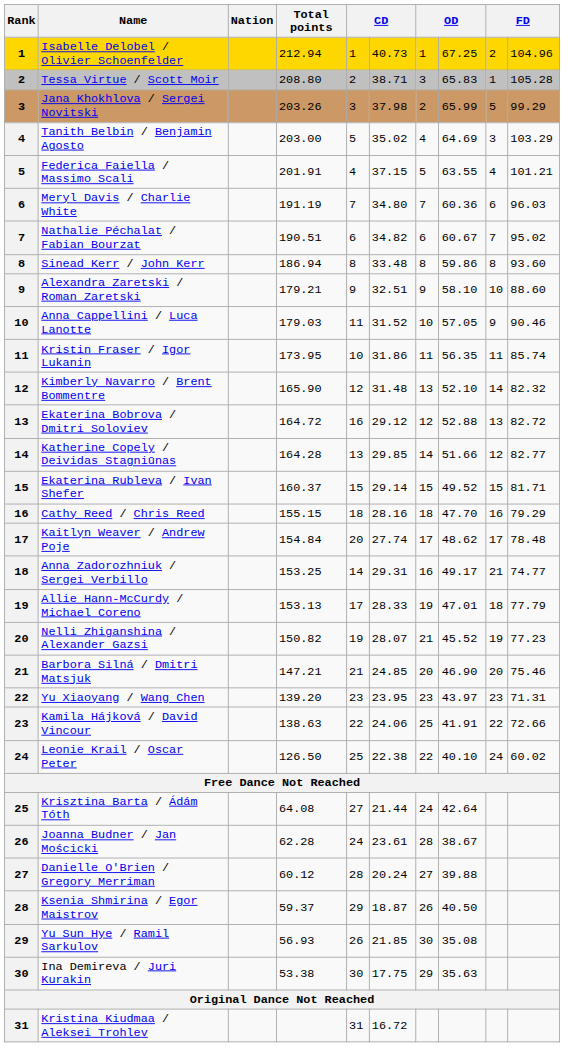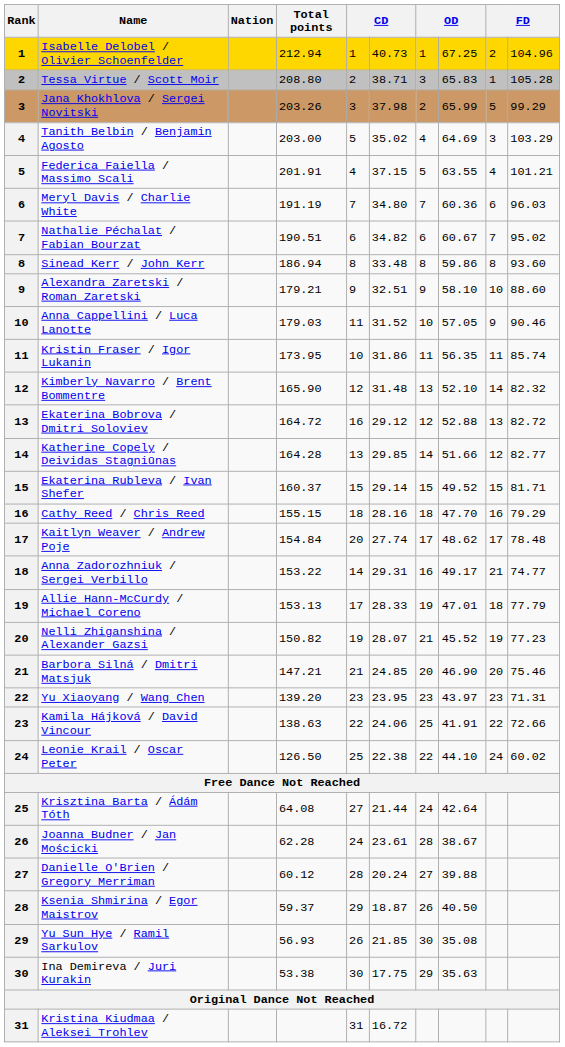(300, 573) 153.25 -> (300, 573) 153.22
(460, 757) 40.10 -> (460, 757) 44.10
